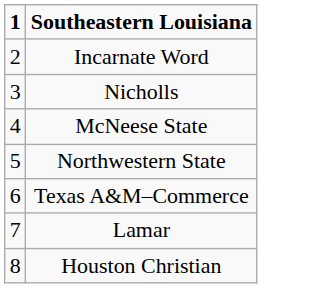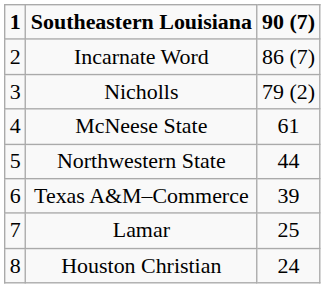+ column: (288, 21)
